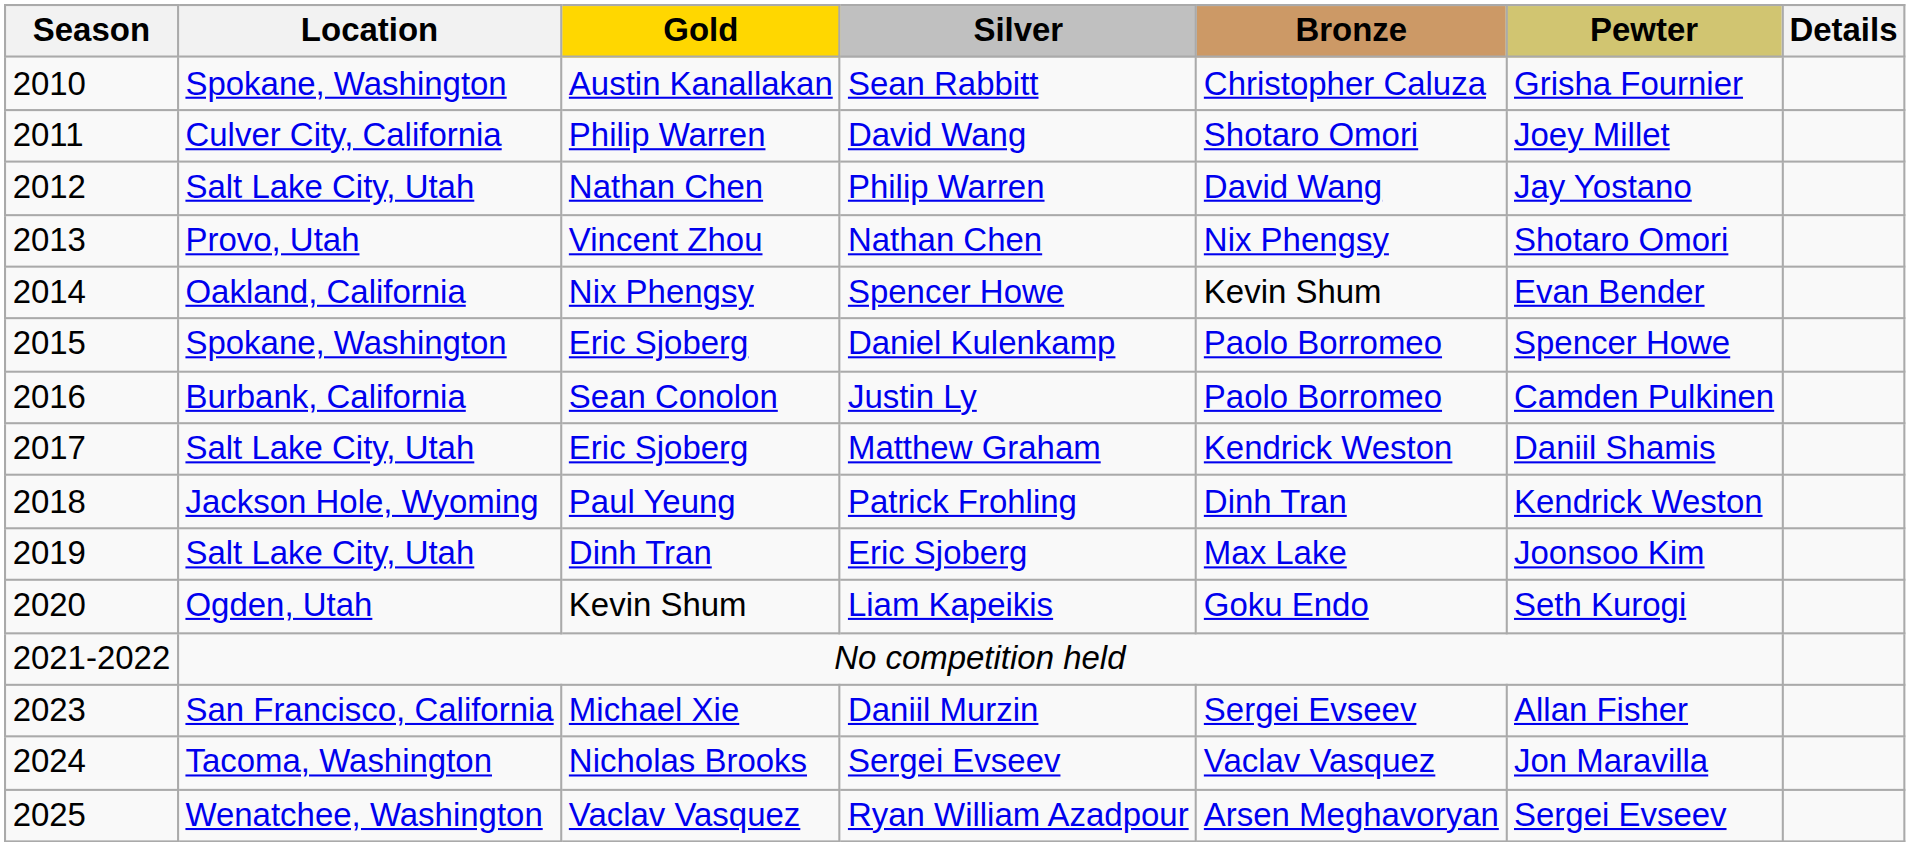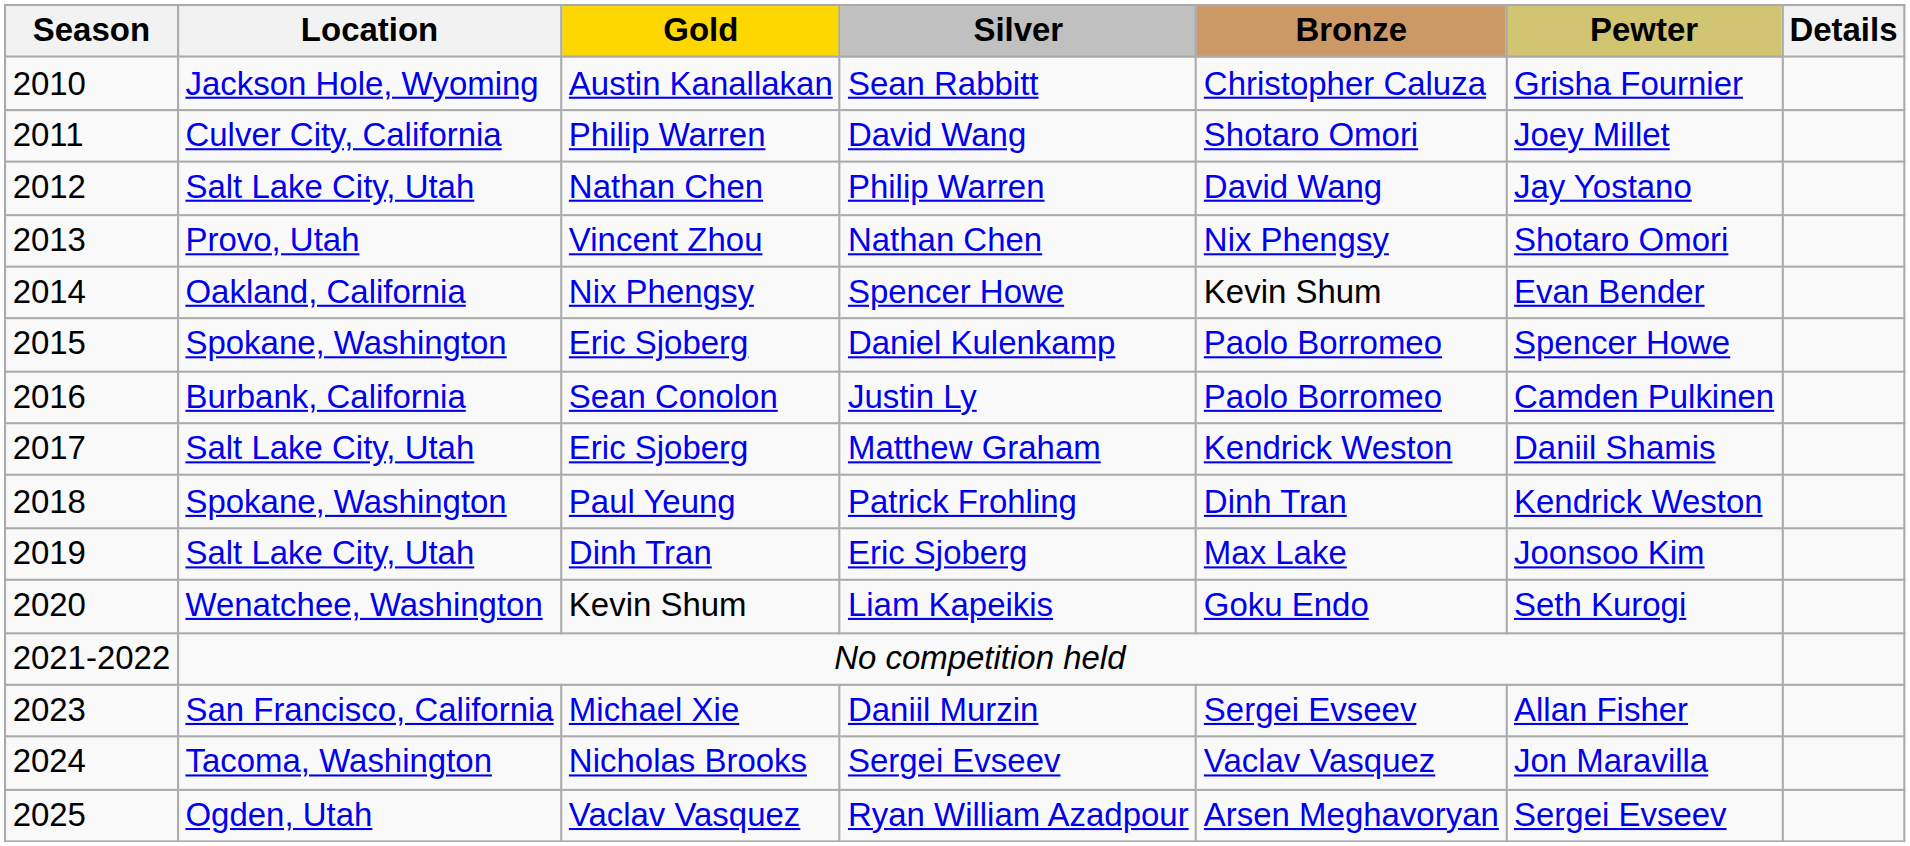(346, 82) Spokane, Washington -> (362, 82) Jackson Hole, Wyoming
(362, 501) Jackson Hole, Wyoming -> (346, 501) Spokane, Washington
(279, 605) Ogden, Utah -> (364, 605) Wenatchee, Washington
(364, 814) Wenatchee, Washington -> (279, 814) Ogden, Utah
